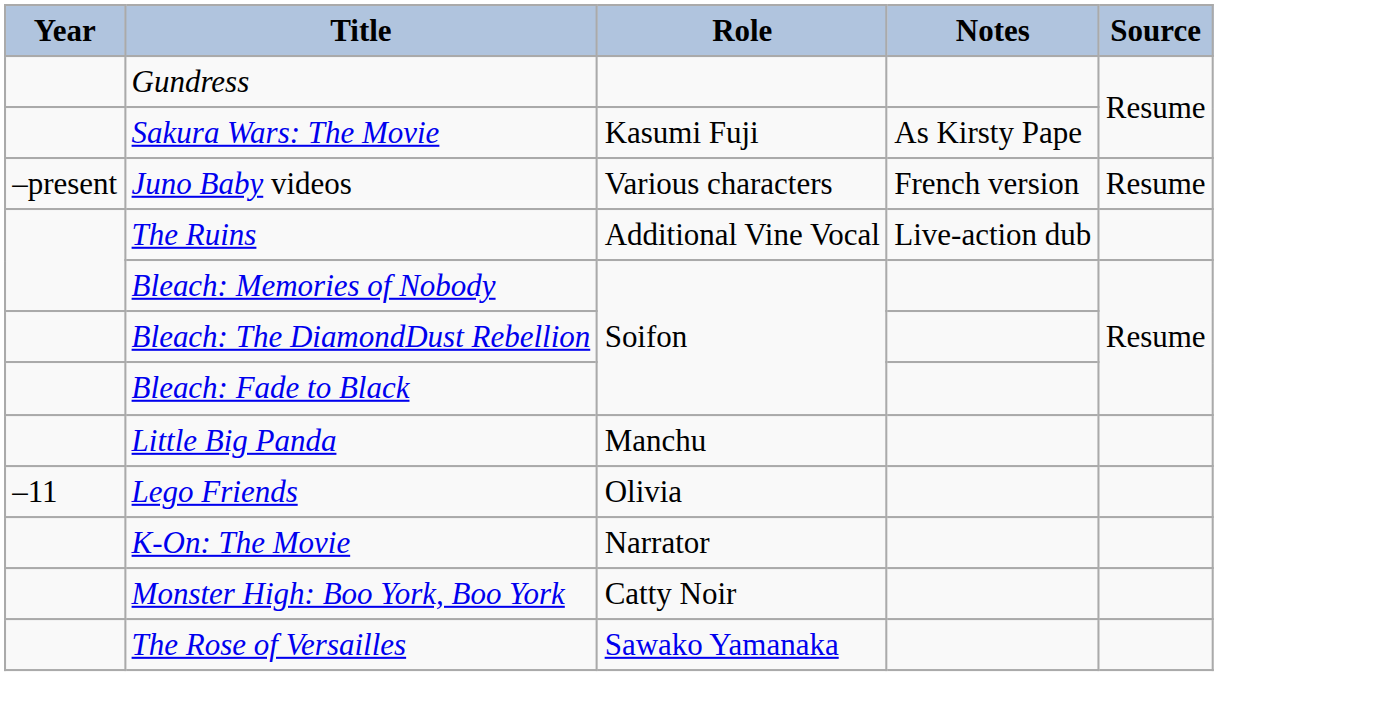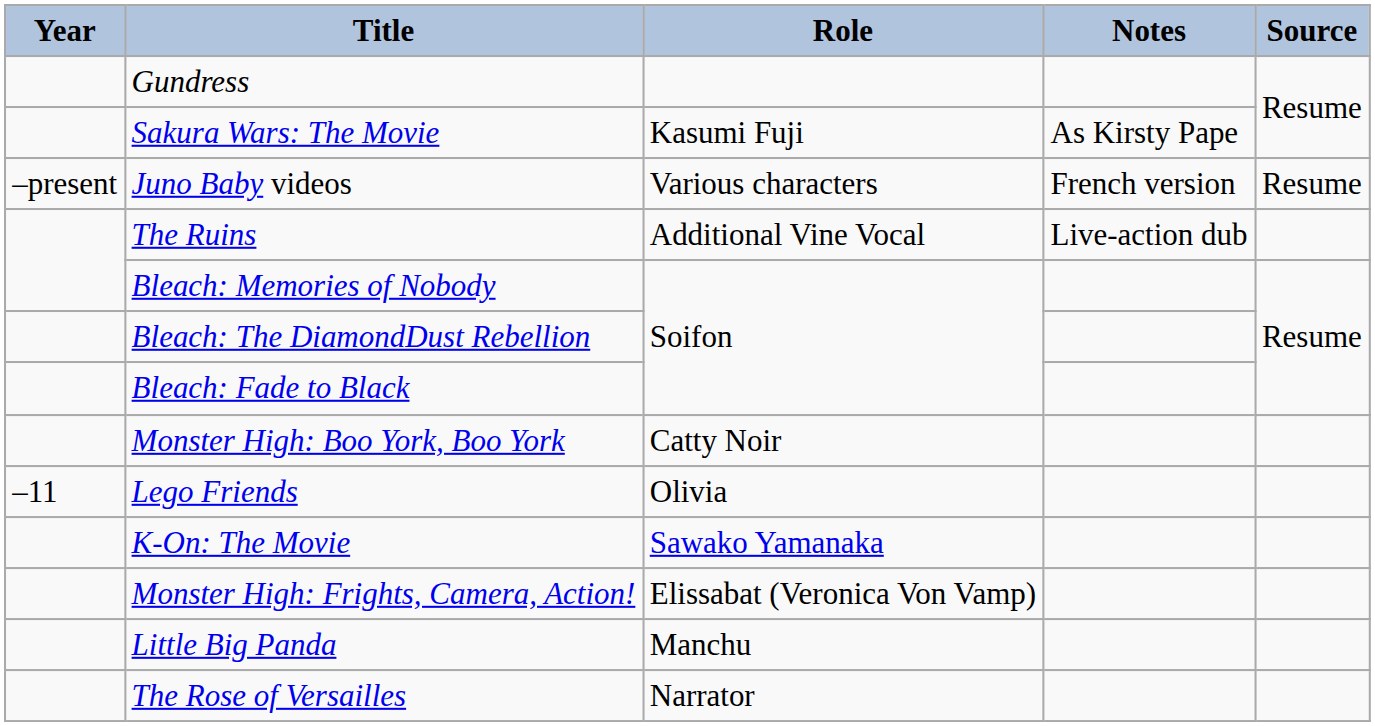rows swapped: (234, 439) <-> (348, 592)
(657, 541) Narrator -> (767, 541) Sawako Yamanaka
+ row: (383, 592)
(722, 643) Sawako Yamanaka -> (702, 694) Narrator
